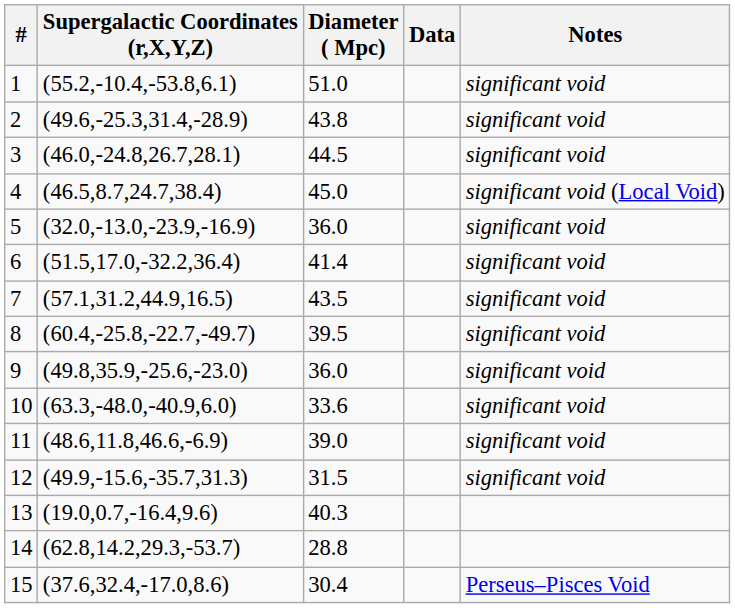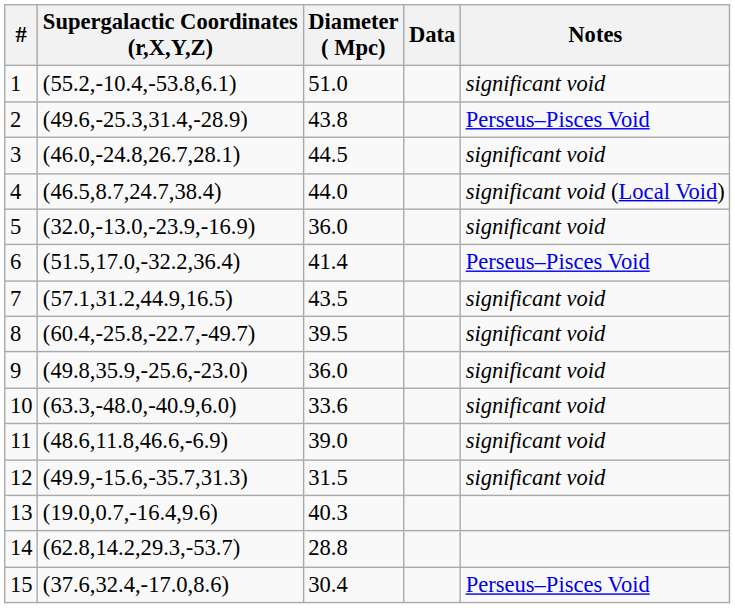(536, 119) significant void -> (558, 119) Perseus–Pisces Void
(328, 190) 45.0 -> (328, 190) 44.0
(536, 262) significant void -> (558, 262) Perseus–Pisces Void
